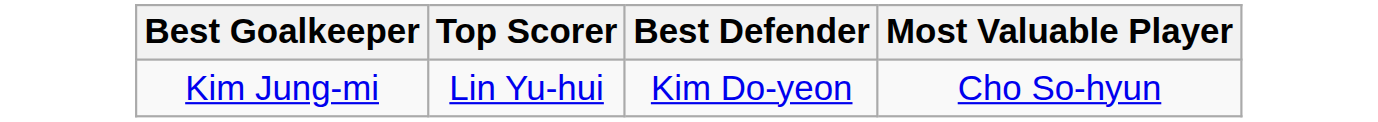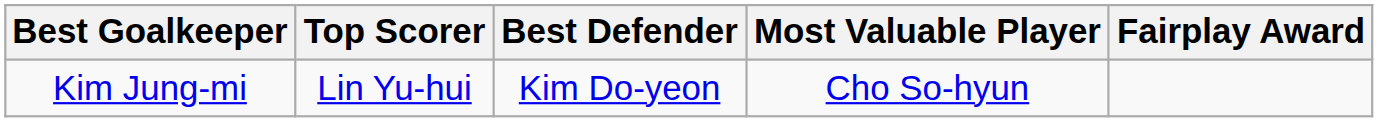+ column: (1241, 32)
